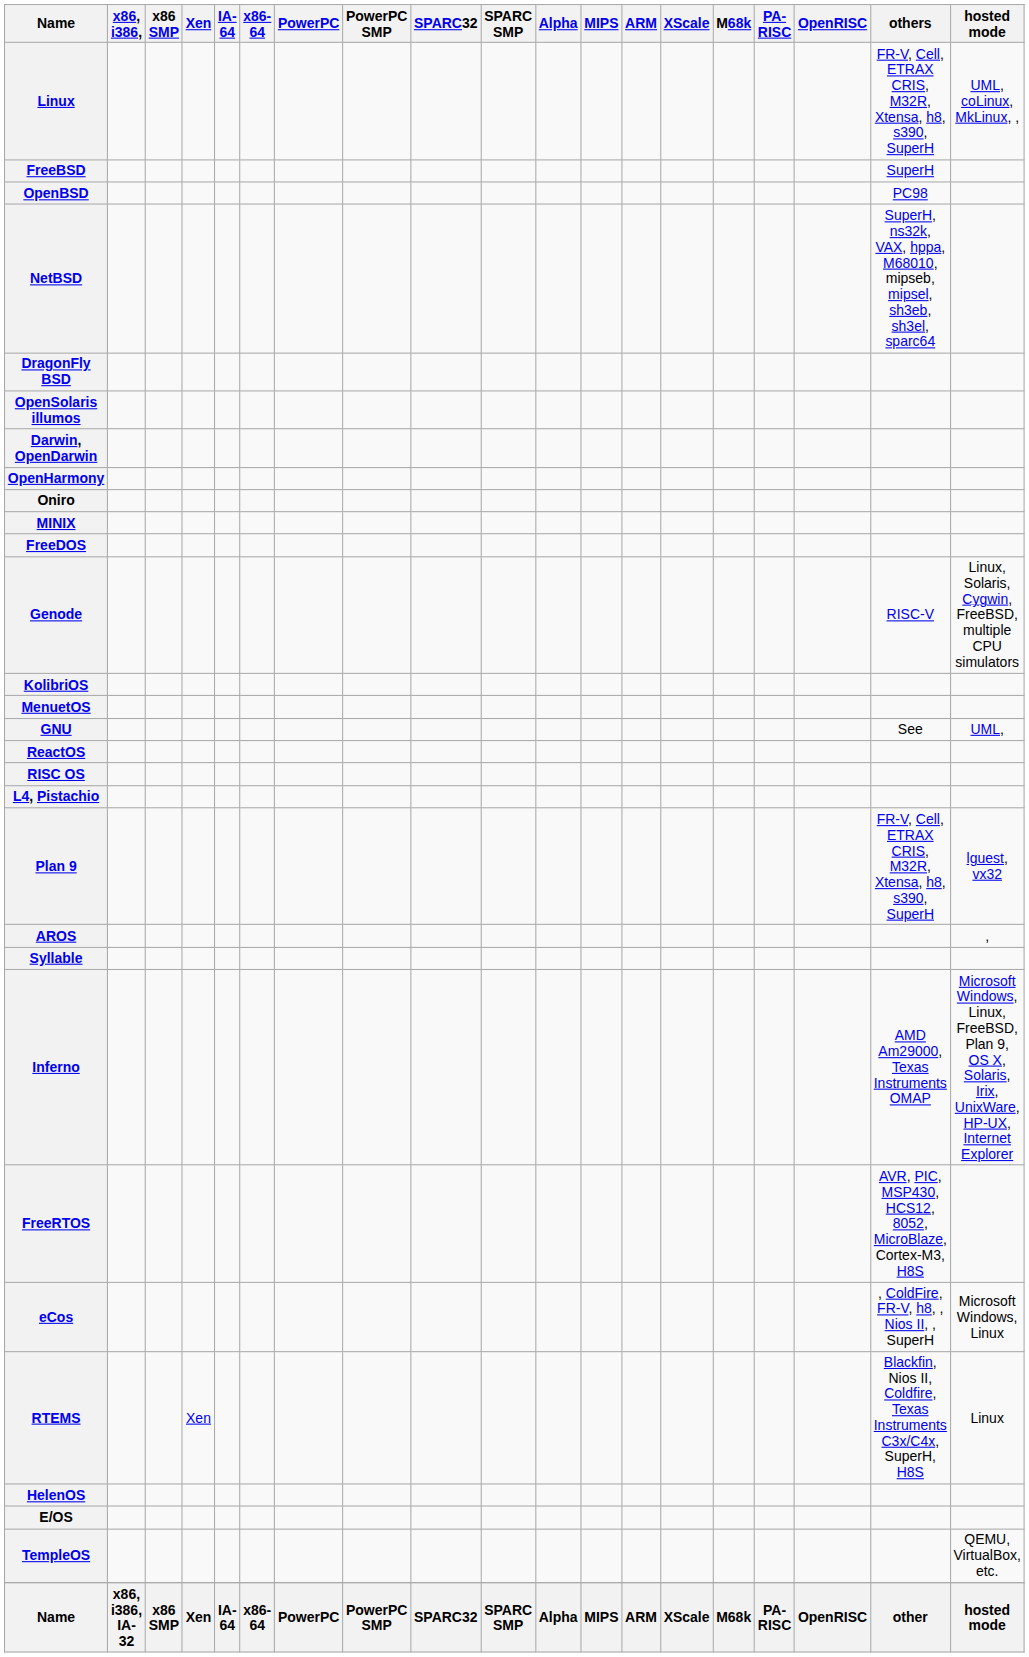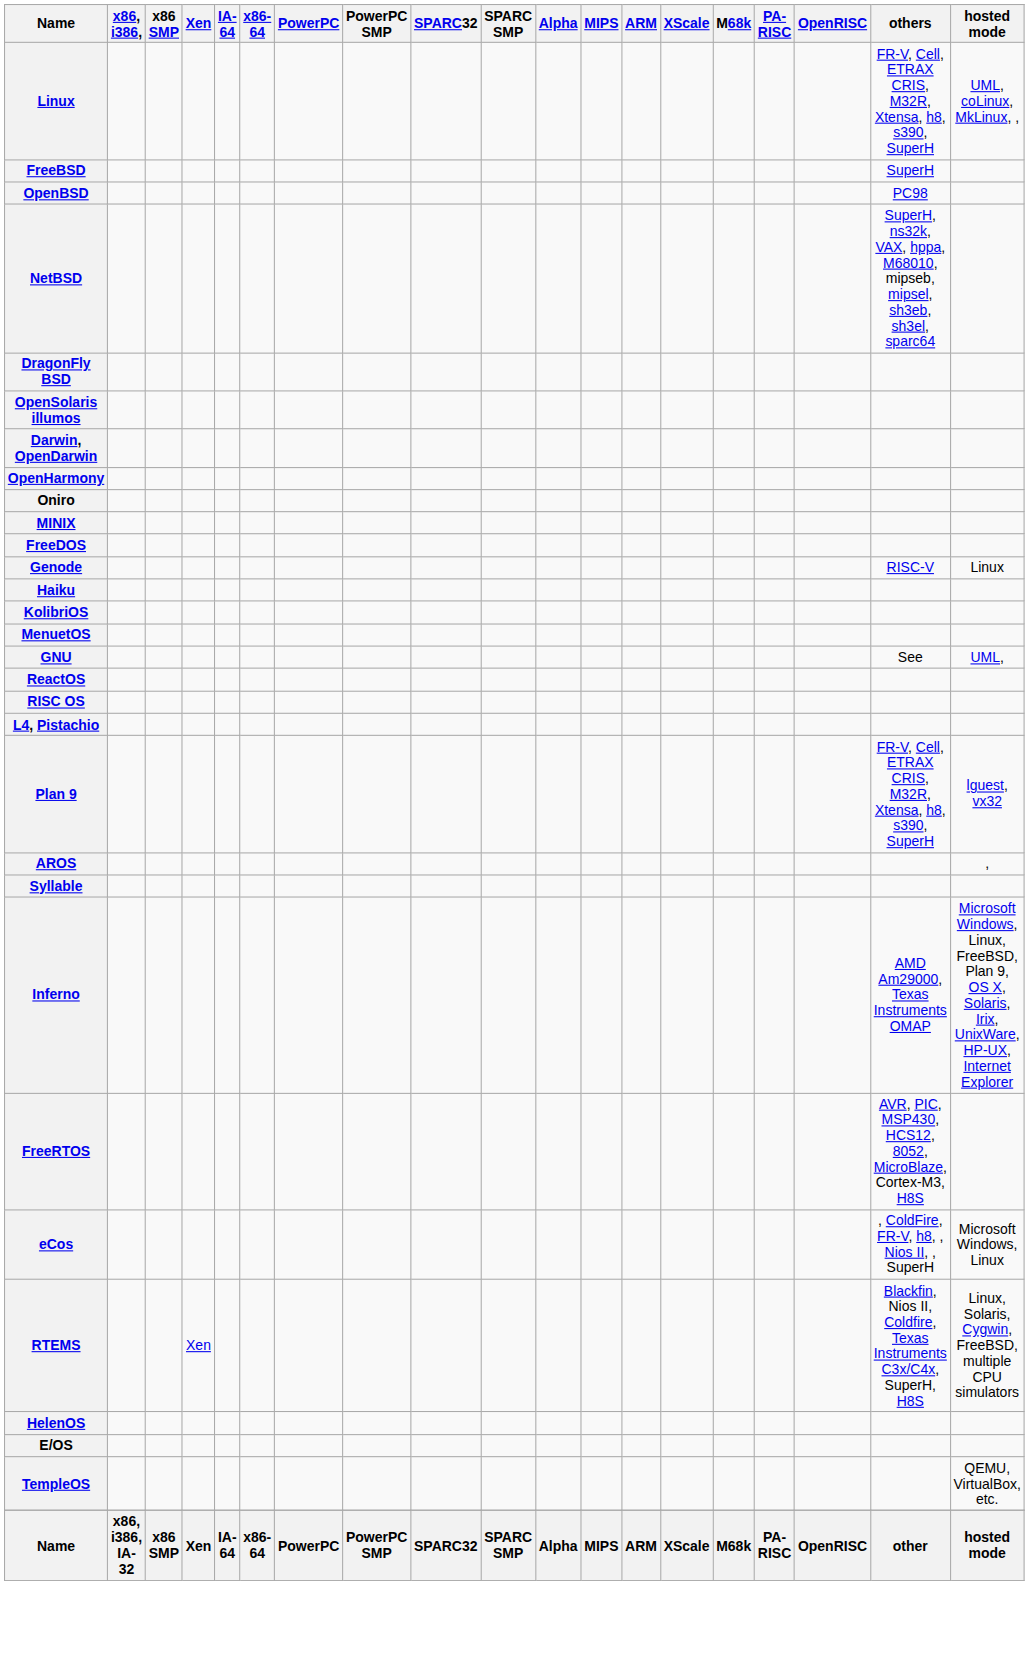(987, 615) Linux, Solaris, Cygwin, FreeBSD, multiple CPU simulators -> (987, 568) Linux
+ row: (56, 590)
(987, 1418) Linux -> (987, 1346) Linux, Solaris, Cygwin, FreeBSD, multiple CPU simulators
